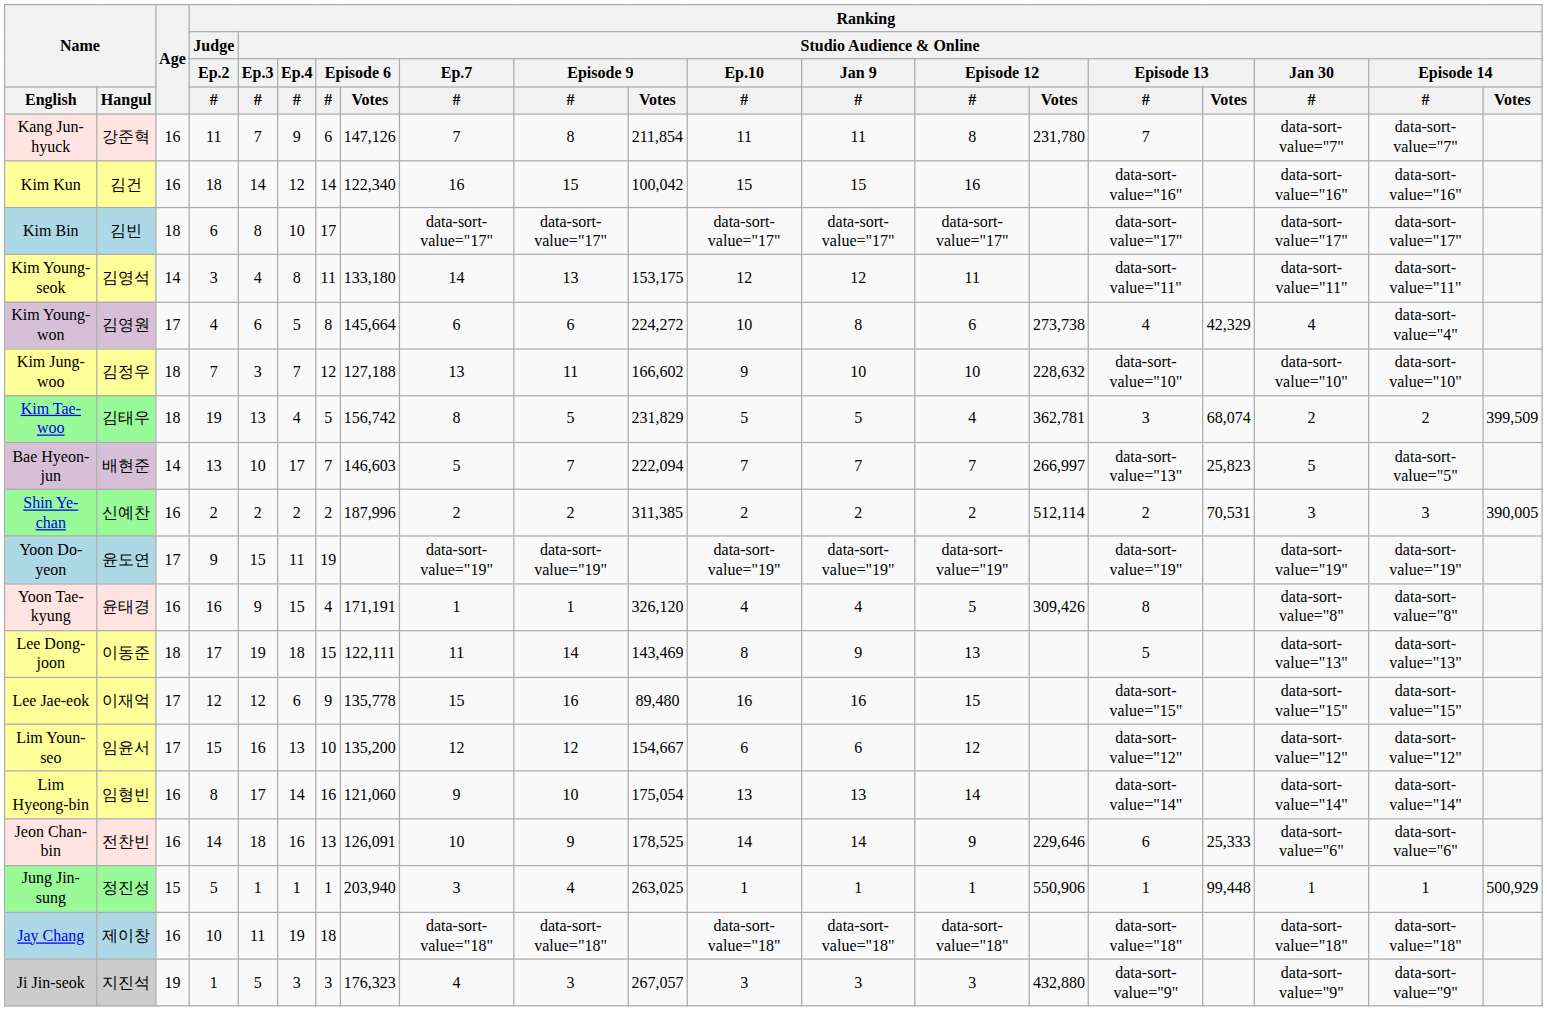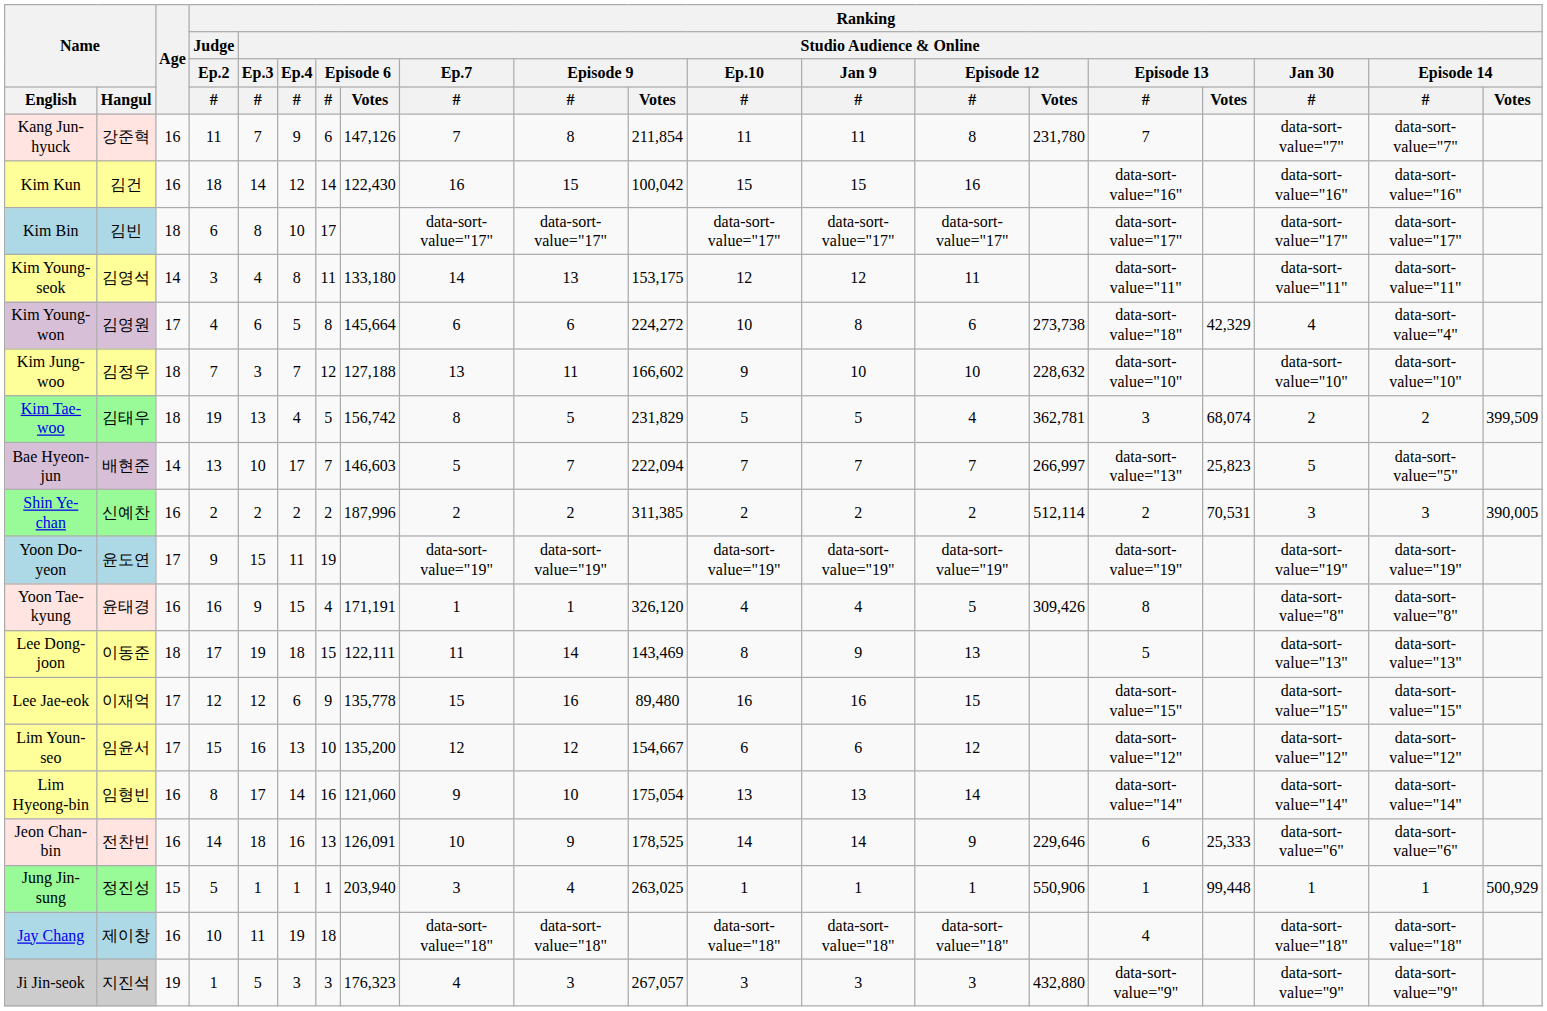(370, 184) 122,340 -> (370, 184) 122,430
(1146, 325) 4 -> (1146, 325) data-sort-value="18"
(1146, 935) data-sort-value="18" -> (1146, 935) 4
